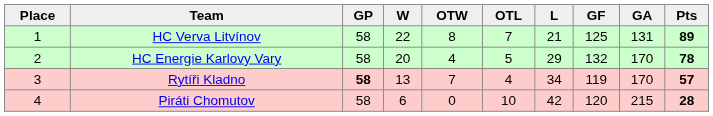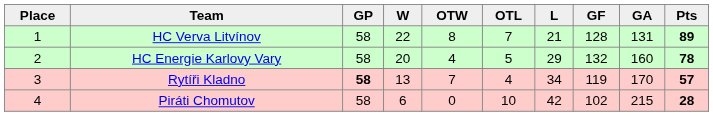(596, 36) 125 -> (596, 36) 128
(642, 58) 170 -> (642, 58) 160
(596, 101) 120 -> (596, 101) 102
